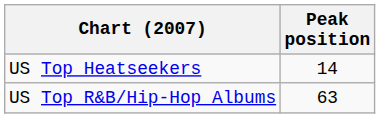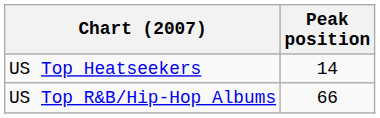(327, 98) 63 -> (327, 98) 66
